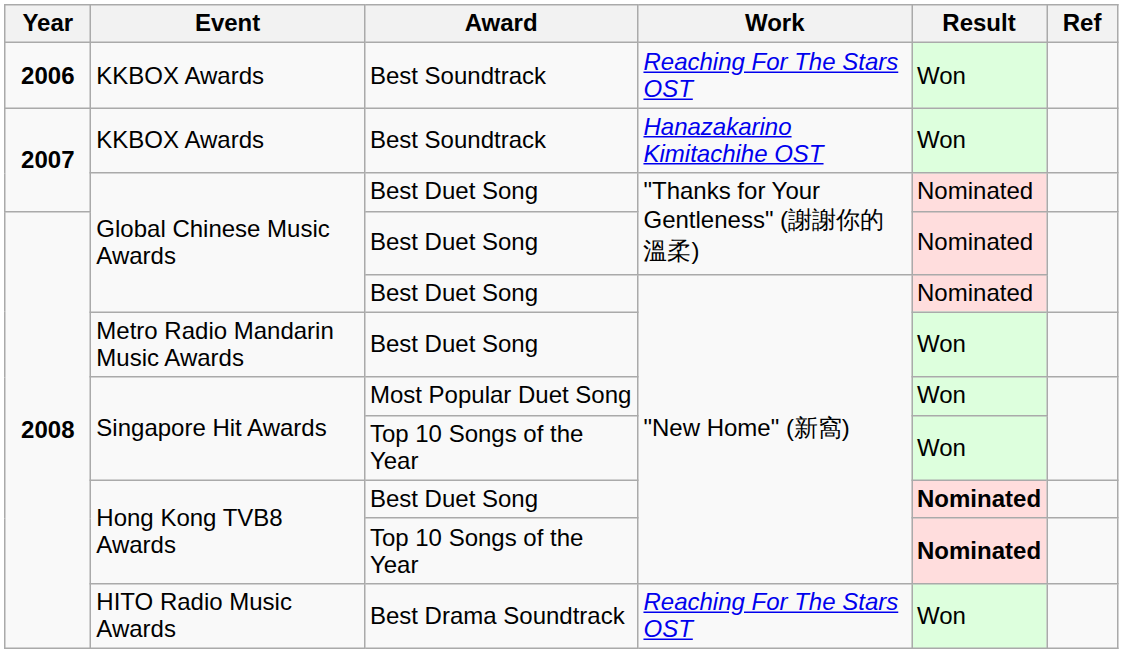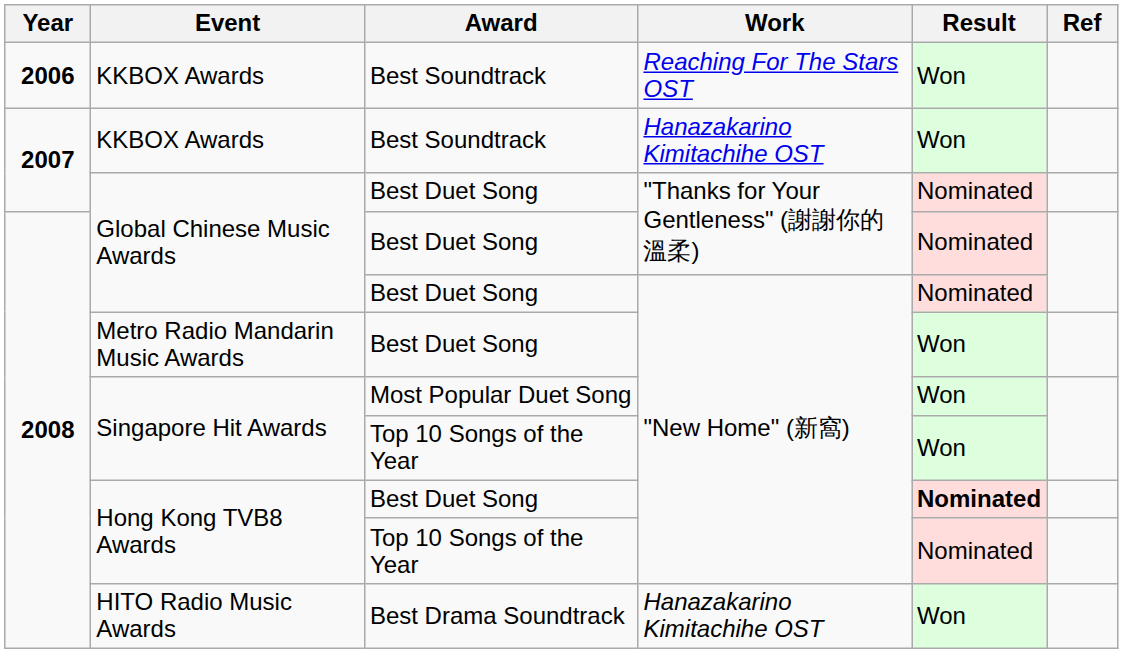(979, 551) bold -> (979, 551) normal
(771, 615) Reaching For The Stars OST -> (734, 615) Hanazakarino Kimitachihe OST
